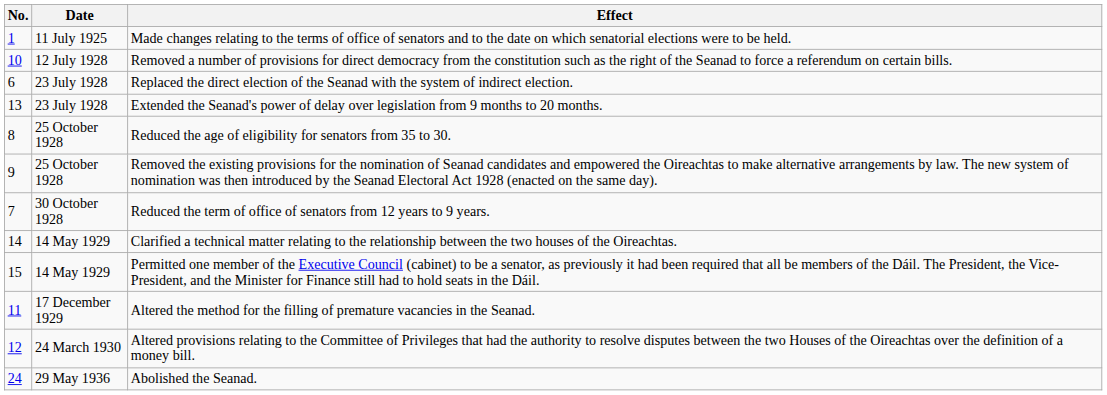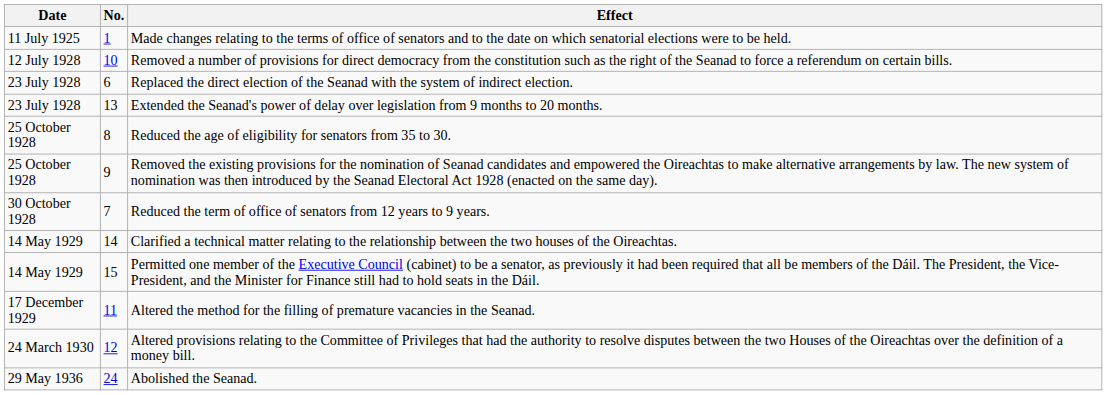columns swapped: (18, 15) <-> (80, 15)
